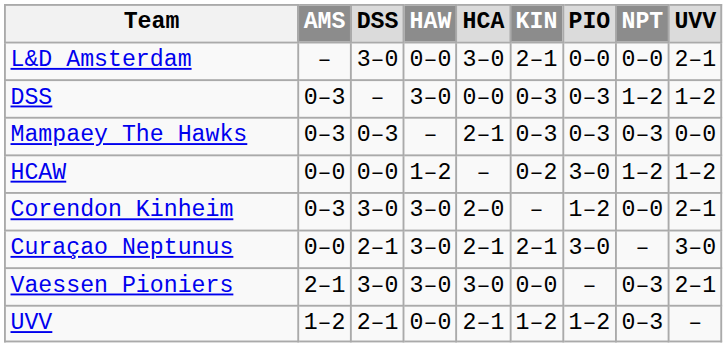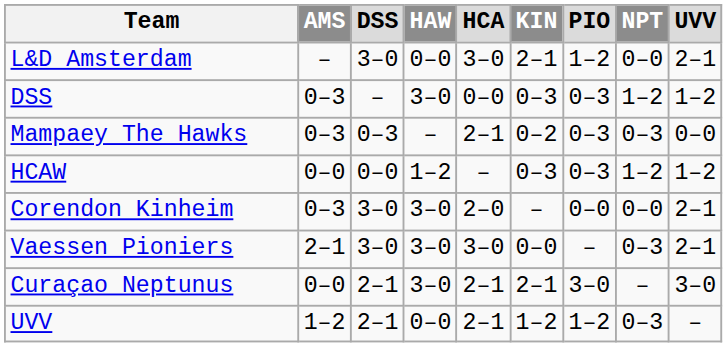(589, 62) 0–0 -> (589, 62) 1–2
(536, 136) 0–3 -> (536, 136) 0–2
(536, 174) 0–2 -> (536, 174) 0–3
(589, 174) 3–0 -> (589, 174) 0–3
(589, 211) 1–2 -> (589, 211) 0–0
rows swapped: (122, 286) <-> (122, 249)
